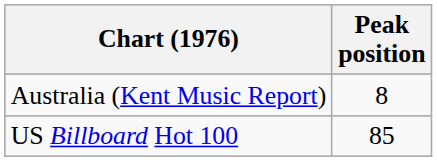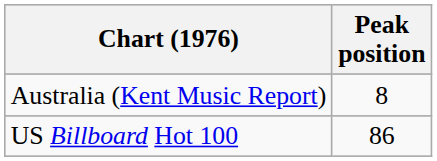(382, 135) 85 -> (382, 135) 86
